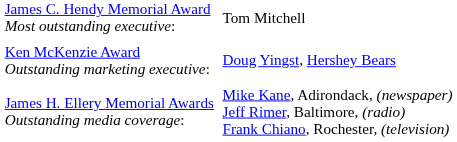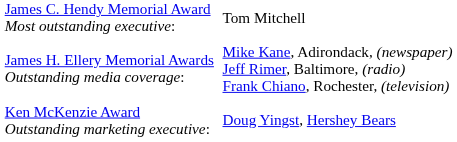rows swapped: (109, 111) <-> (107, 60)
